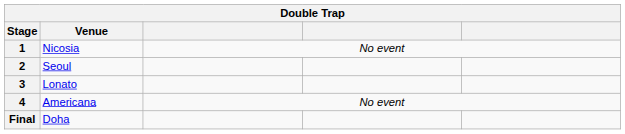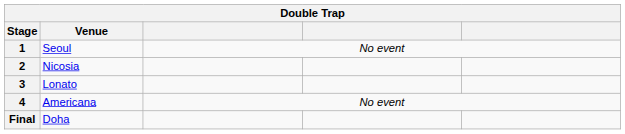(61, 48) Nicosia -> (57, 48) Seoul
(57, 66) Seoul -> (61, 66) Nicosia
